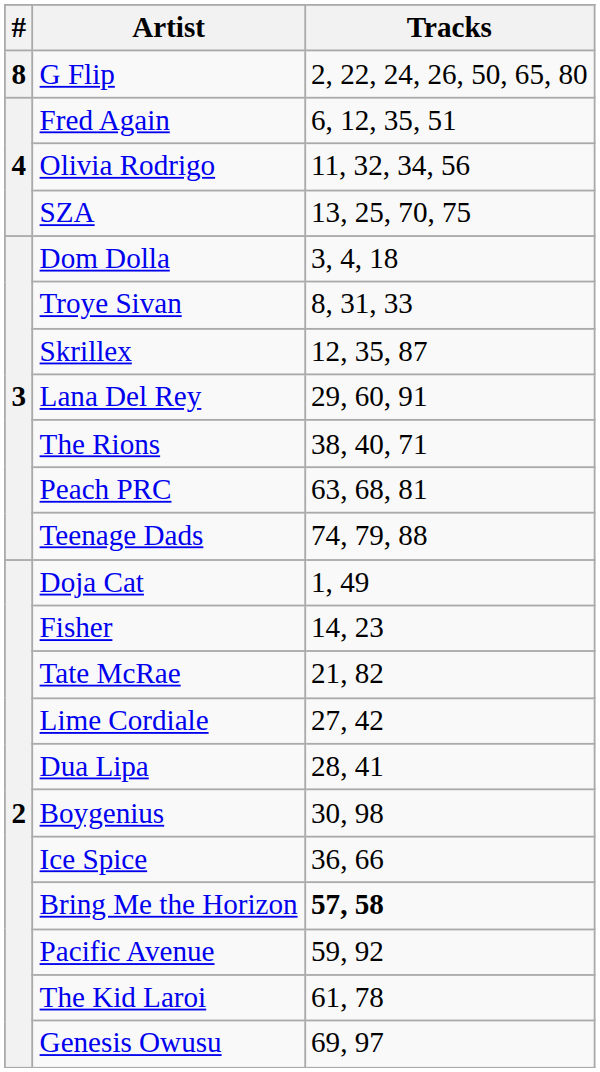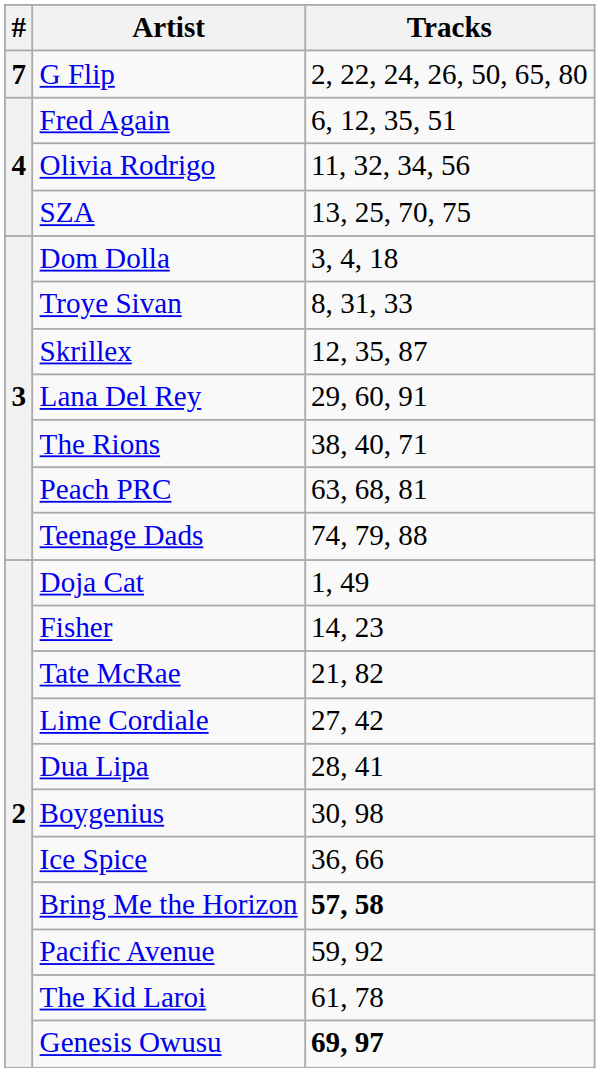(19, 73) 8 -> (19, 73) 7
(347, 1043) normal -> (347, 1043) bold
